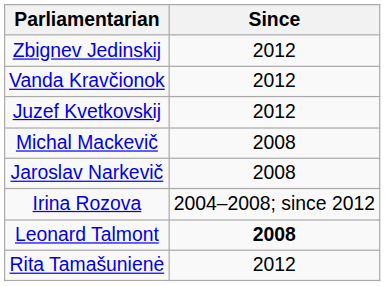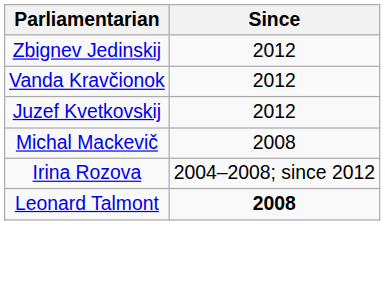- row: (87, 173)
- row: (87, 265)
